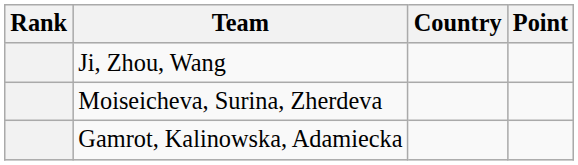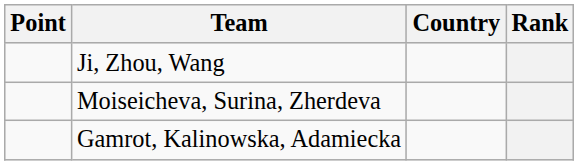columns swapped: (39, 23) <-> (541, 23)
